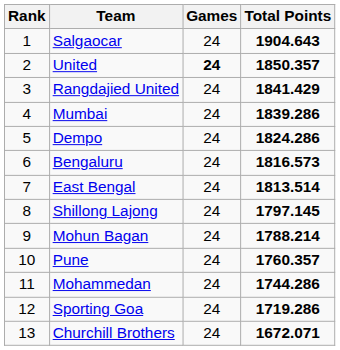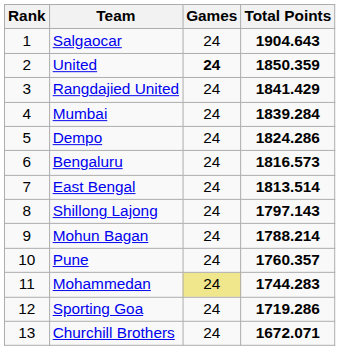(288, 65) 1850.357 -> (288, 65) 1850.359
(288, 114) 1839.286 -> (288, 114) 1839.284
(288, 211) 1797.145 -> (288, 211) 1797.143
(212, 284) no background -> (212, 284) khaki background
(288, 284) 1744.286 -> (288, 284) 1744.283
